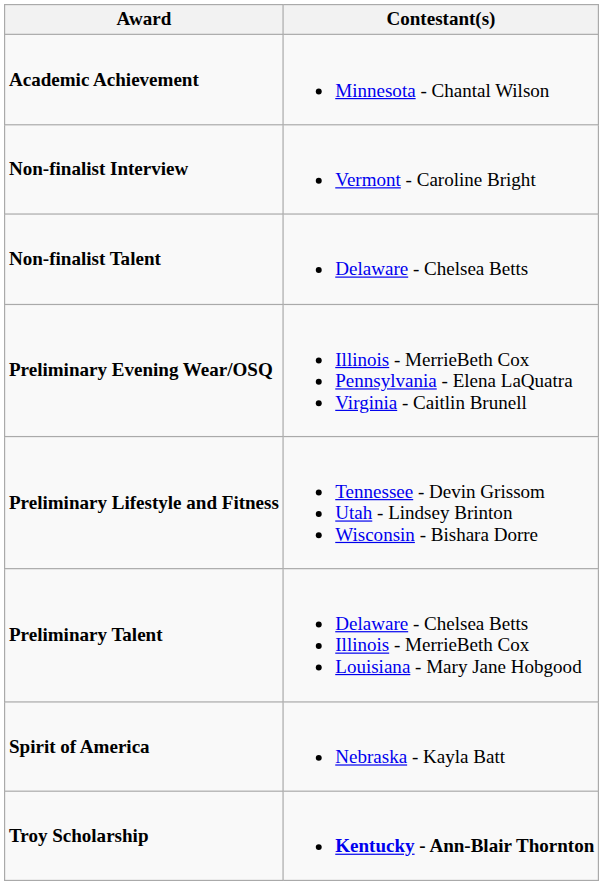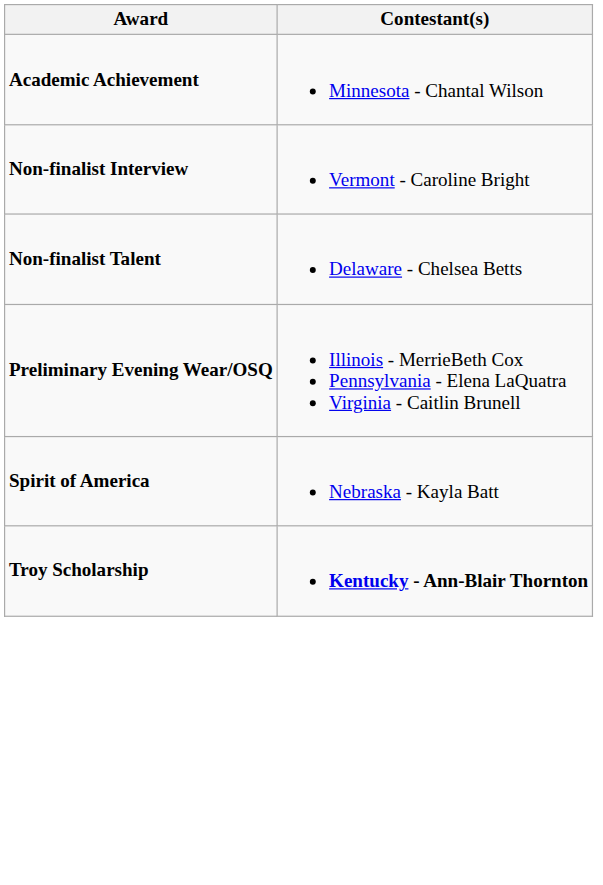- row: (144, 502)
- row: (86, 635)
